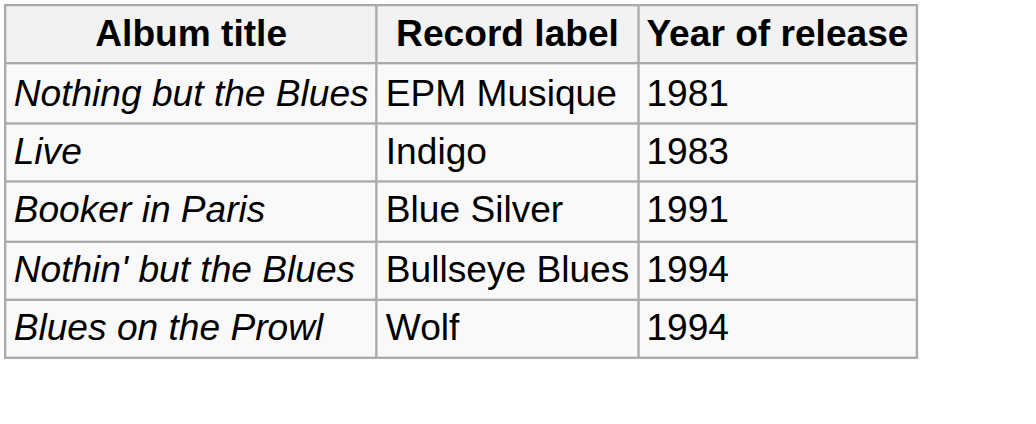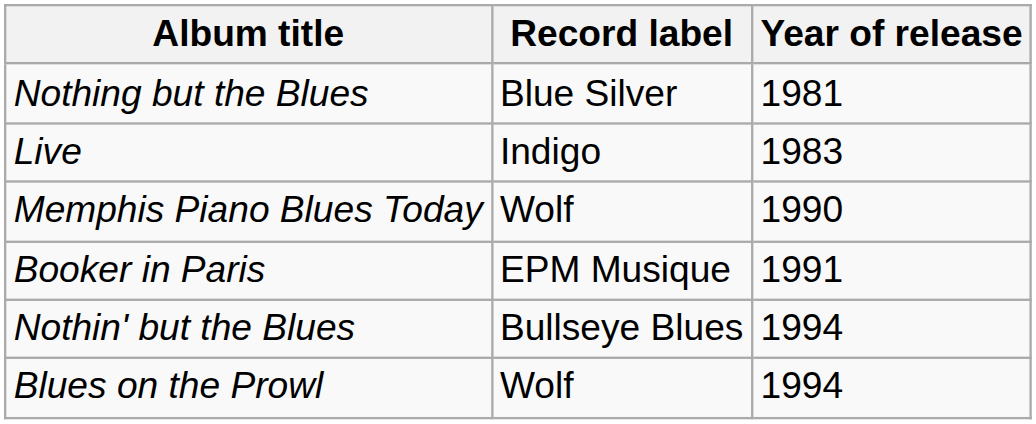(501, 92) EPM Musique -> (589, 92) Blue Silver
+ row: (248, 210)
(475, 210) Blue Silver -> (615, 269) EPM Musique
